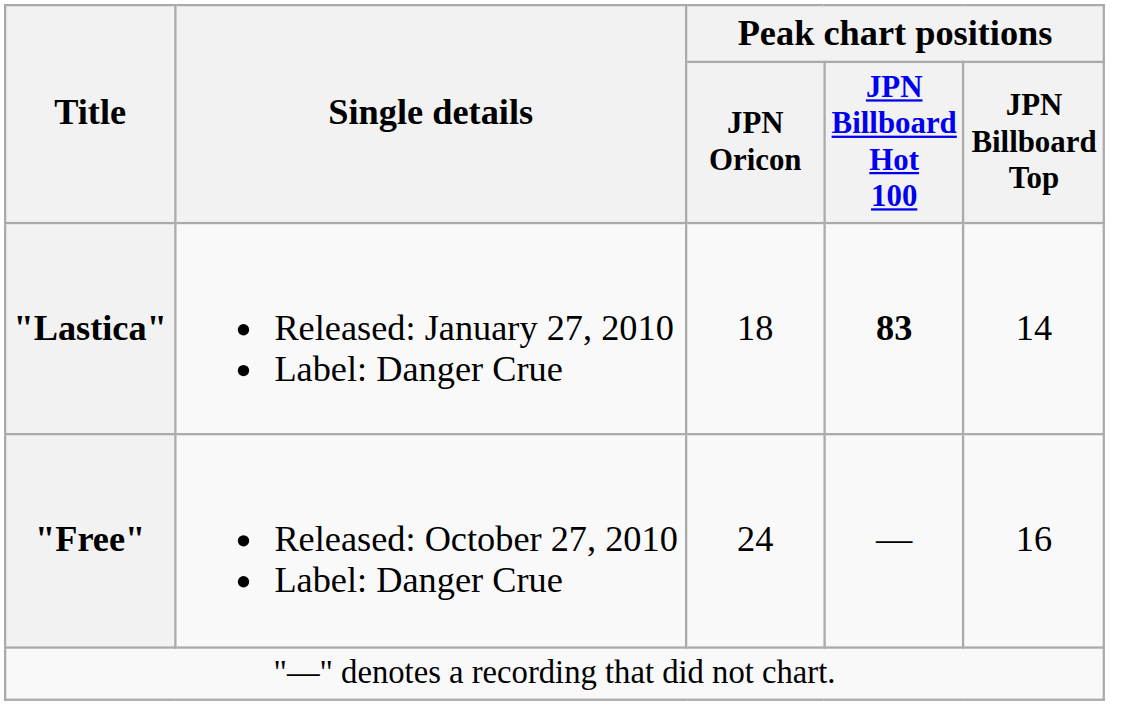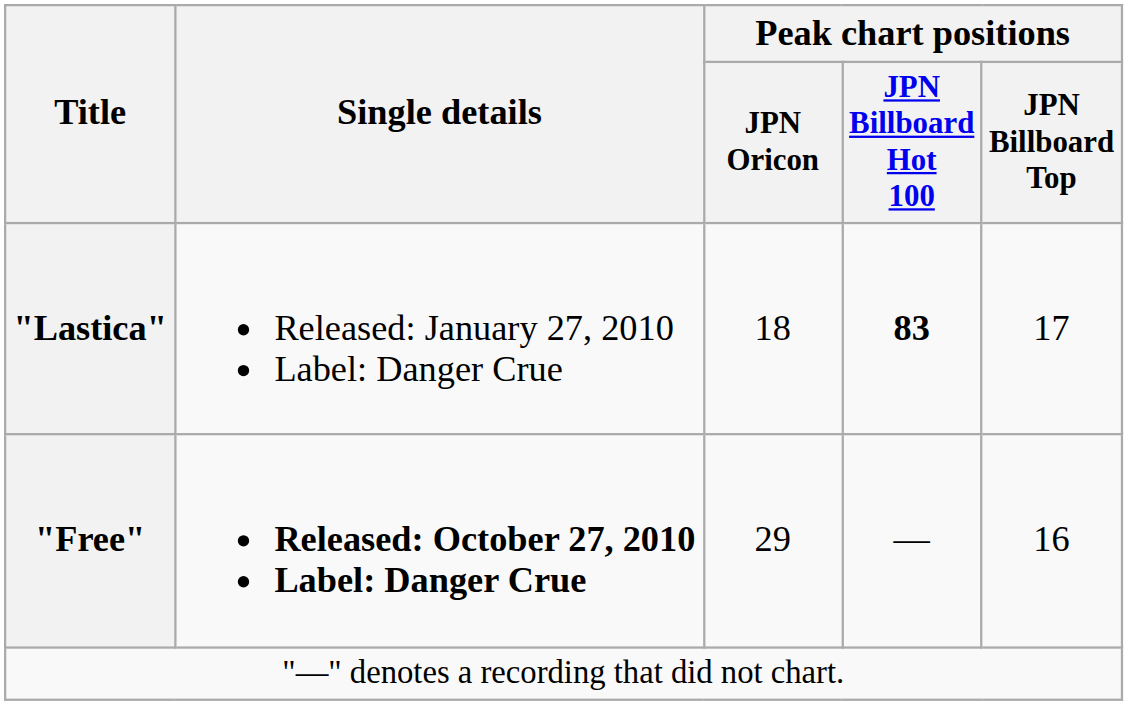(1034, 327) 14 -> (1052, 327) 17
(431, 561) normal -> (439, 561) bold
(755, 539) 24 -> (773, 539) 29
